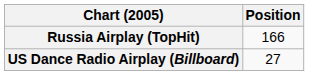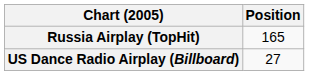(273, 37) 166 -> (273, 37) 165
